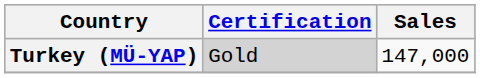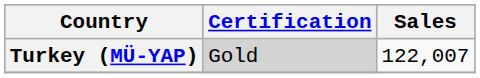(425, 56) 147,000 -> (425, 56) 122,007
